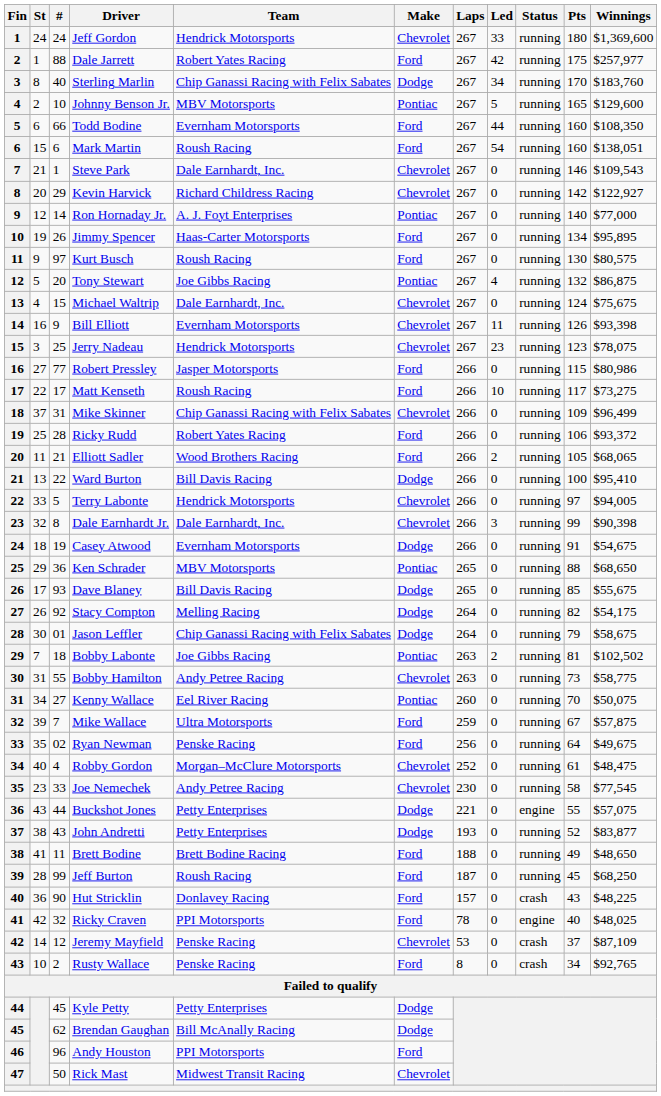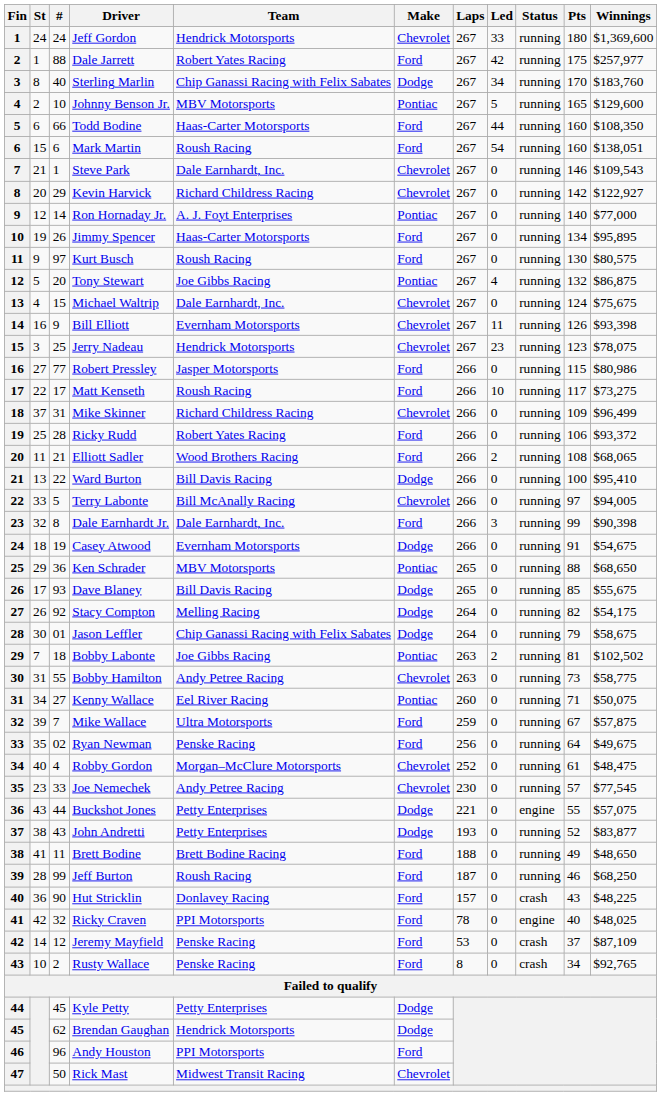(238, 125) Evernham Motorsports -> (243, 125) Haas-Carter Motorsports
(284, 412) Chip Ganassi Racing with Felix Sabates -> (245, 412) Richard Childress Racing
(577, 456) 105 -> (577, 456) 108
(235, 500) Hendrick Motorsports -> (236, 500) Bill McAnally Racing
(424, 522) Chevrolet -> (410, 522) Ford
(574, 699) 70 -> (574, 699) 71
(574, 787) 58 -> (574, 787) 57
(574, 875) 45 -> (574, 875) 46
(424, 942) Chevrolet -> (410, 942) Ford
(236, 1030) Bill McAnally Racing -> (235, 1030) Hendrick Motorsports
